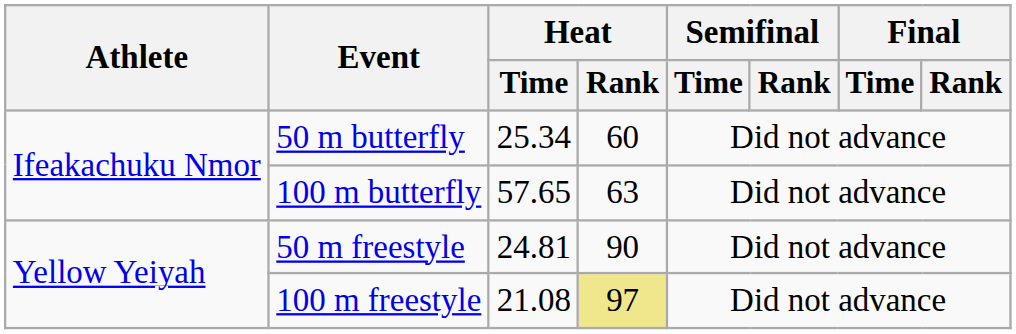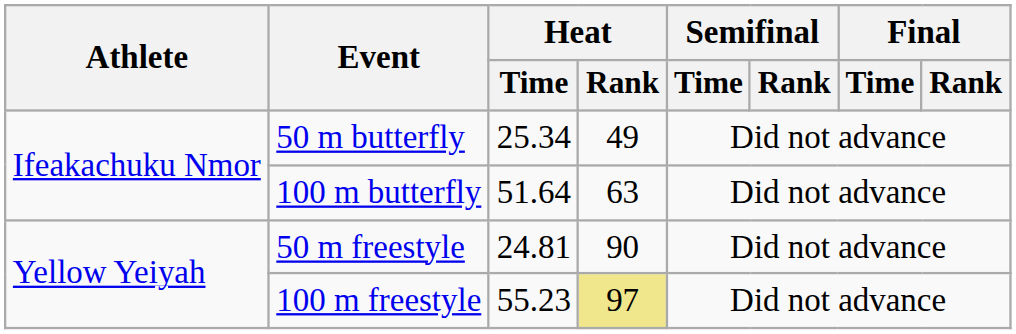(623, 137) 60 -> (623, 137) 49
(534, 192) 57.65 -> (534, 192) 51.64
(534, 301) 21.08 -> (534, 301) 55.23
